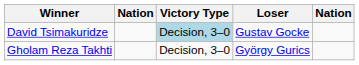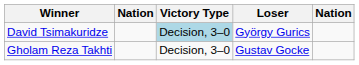(272, 32) Gustav Gocke -> (273, 32) György Gurics
(273, 50) György Gurics -> (272, 50) Gustav Gocke
